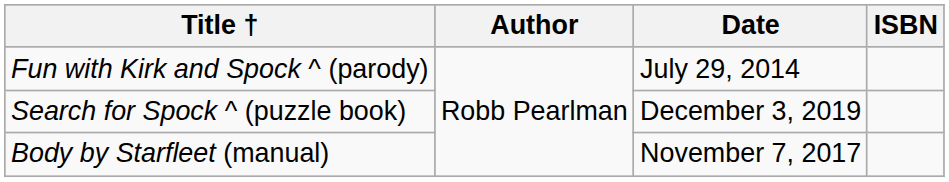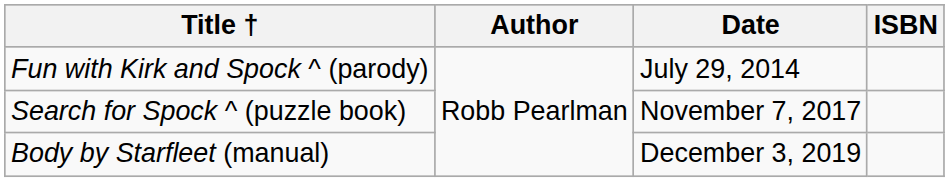(751, 111) December 3, 2019 -> (751, 111) November 7, 2017
(751, 153) November 7, 2017 -> (751, 153) December 3, 2019
